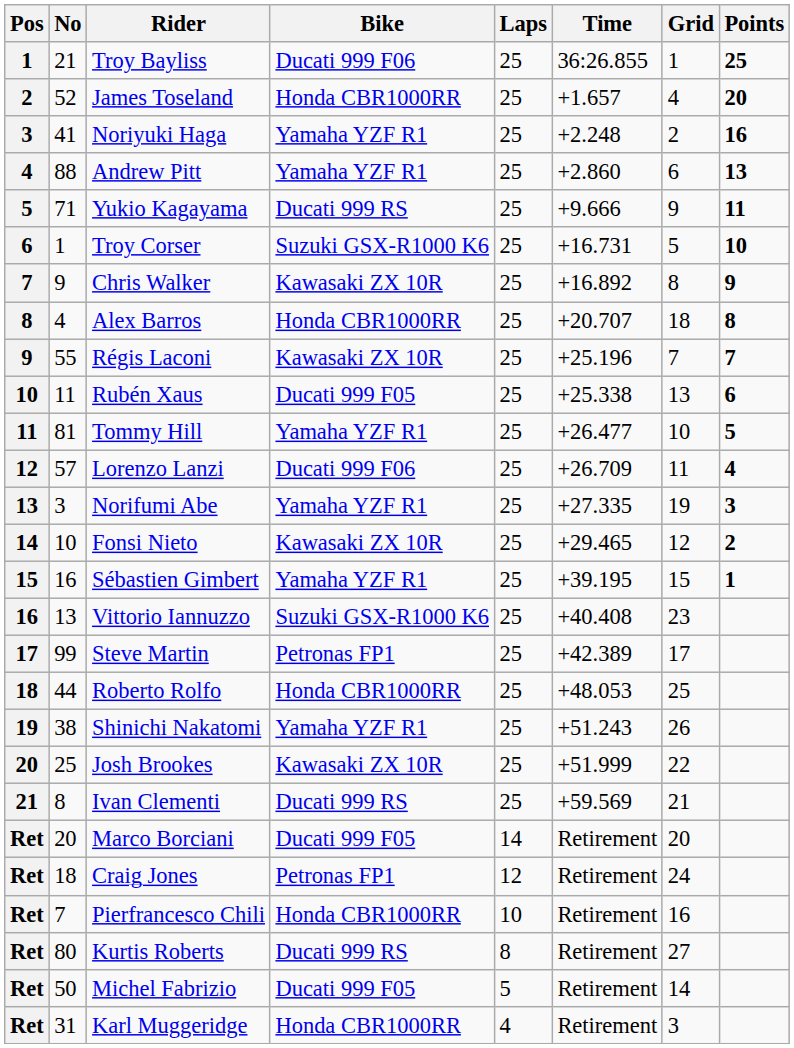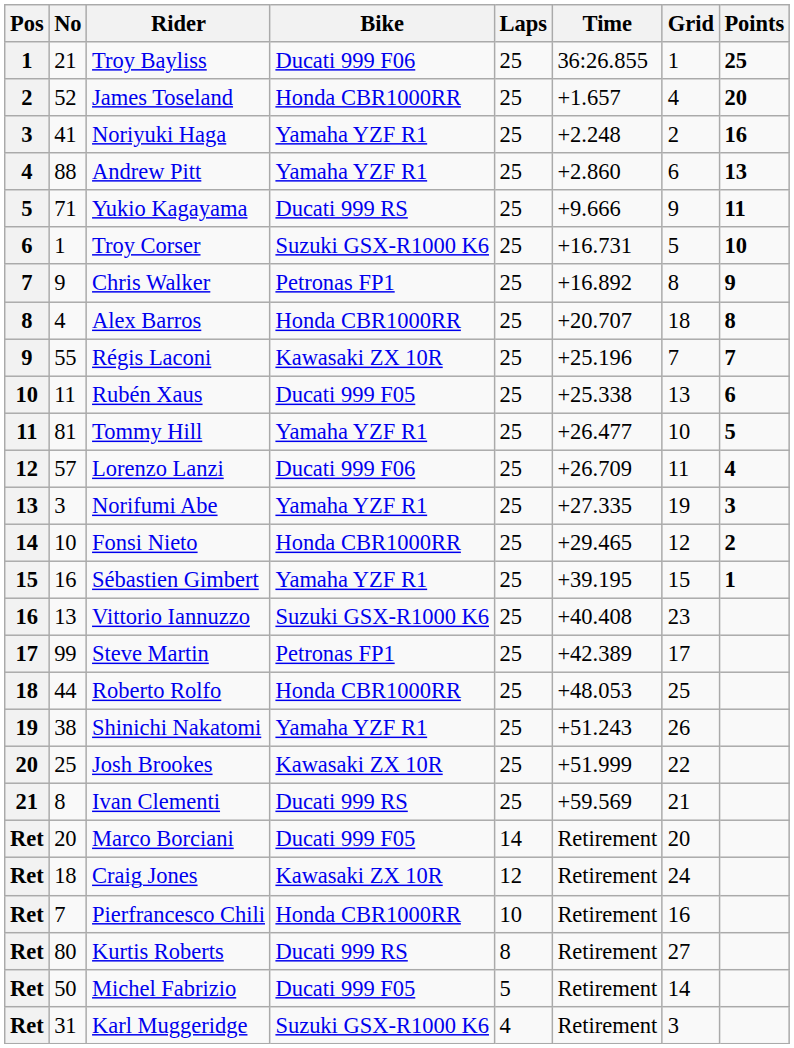(359, 282) Kawasaki ZX 10R -> (335, 282) Petronas FP1
(359, 542) Kawasaki ZX 10R -> (368, 542) Honda CBR1000RR
(335, 876) Petronas FP1 -> (359, 876) Kawasaki ZX 10R
(368, 1024) Honda CBR1000RR -> (382, 1024) Suzuki GSX-R1000 K6
